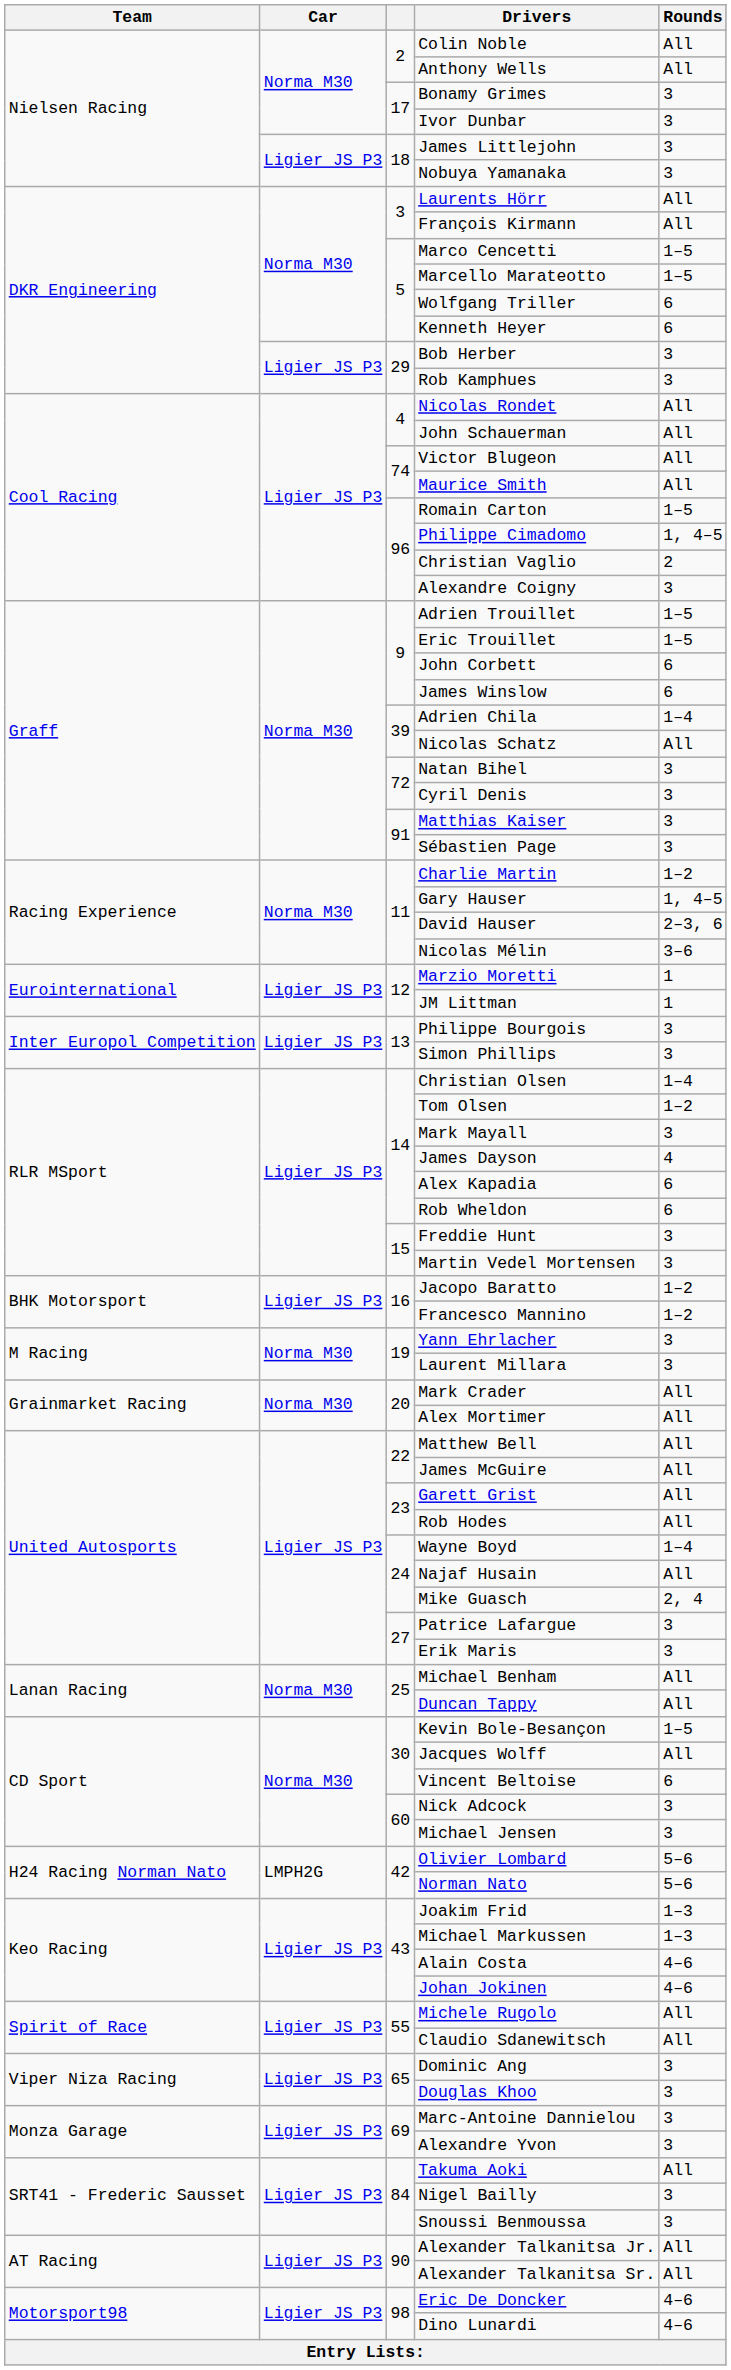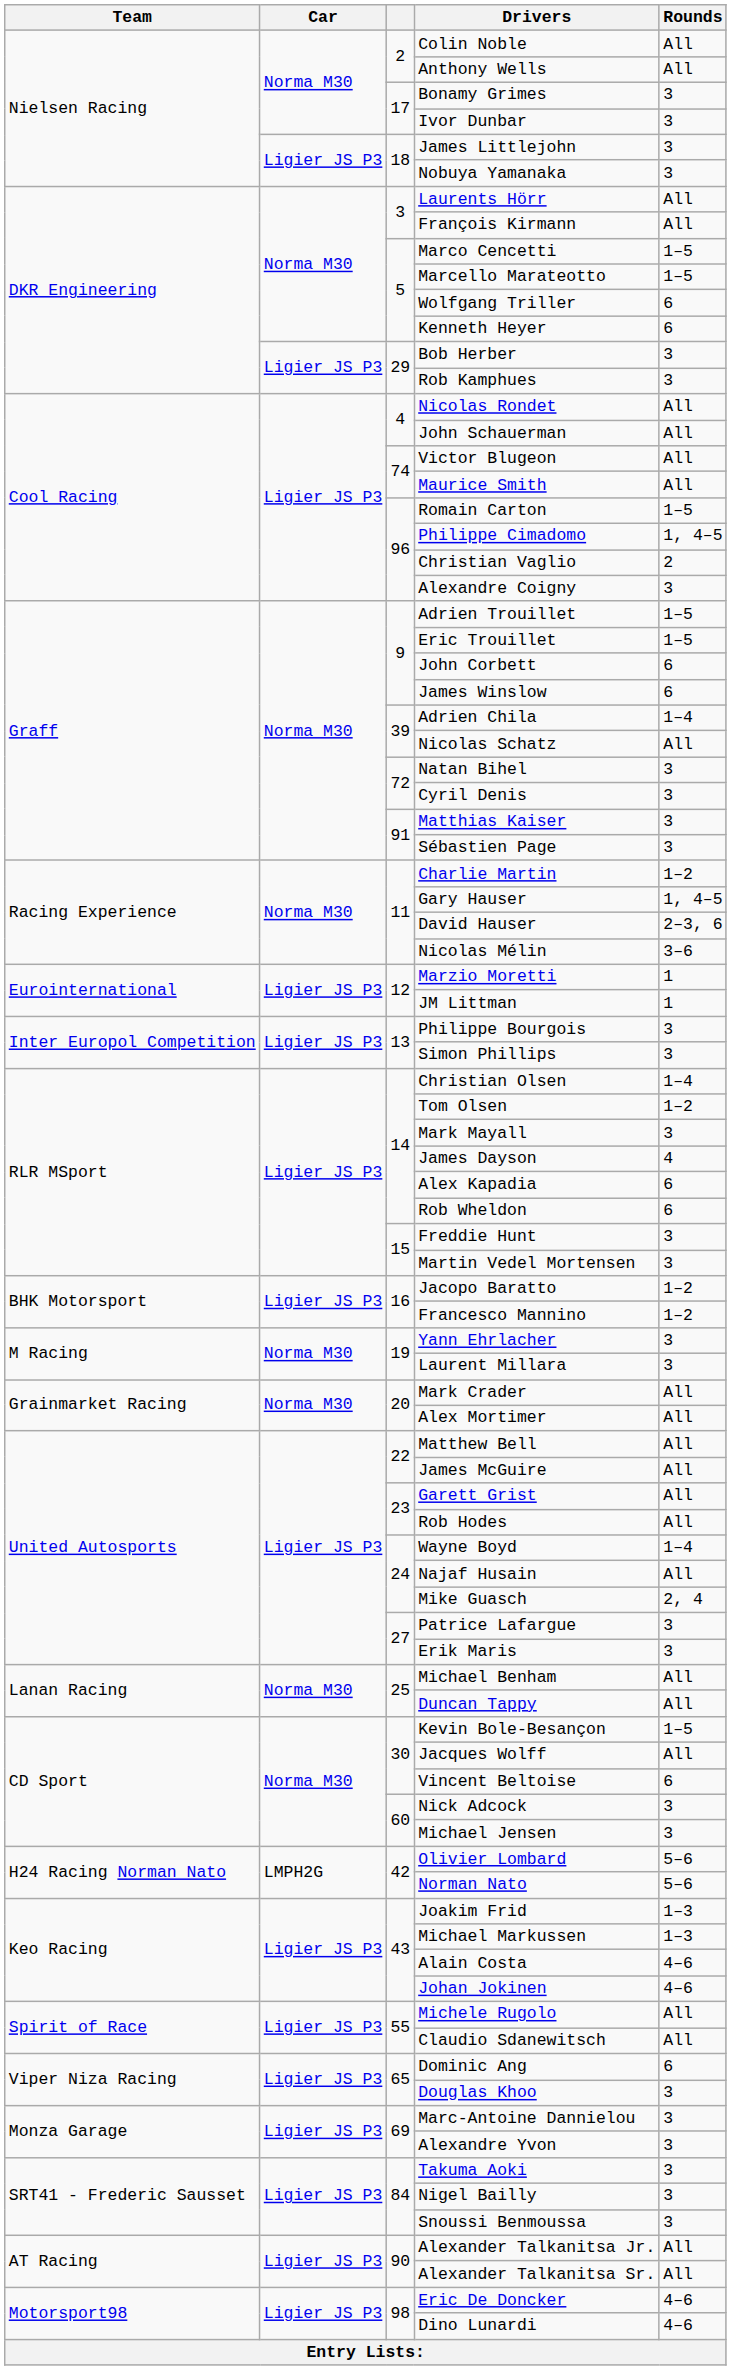(668, 2067) 3 -> (668, 2067) 6
(678, 2170) All -> (668, 2170) 3
